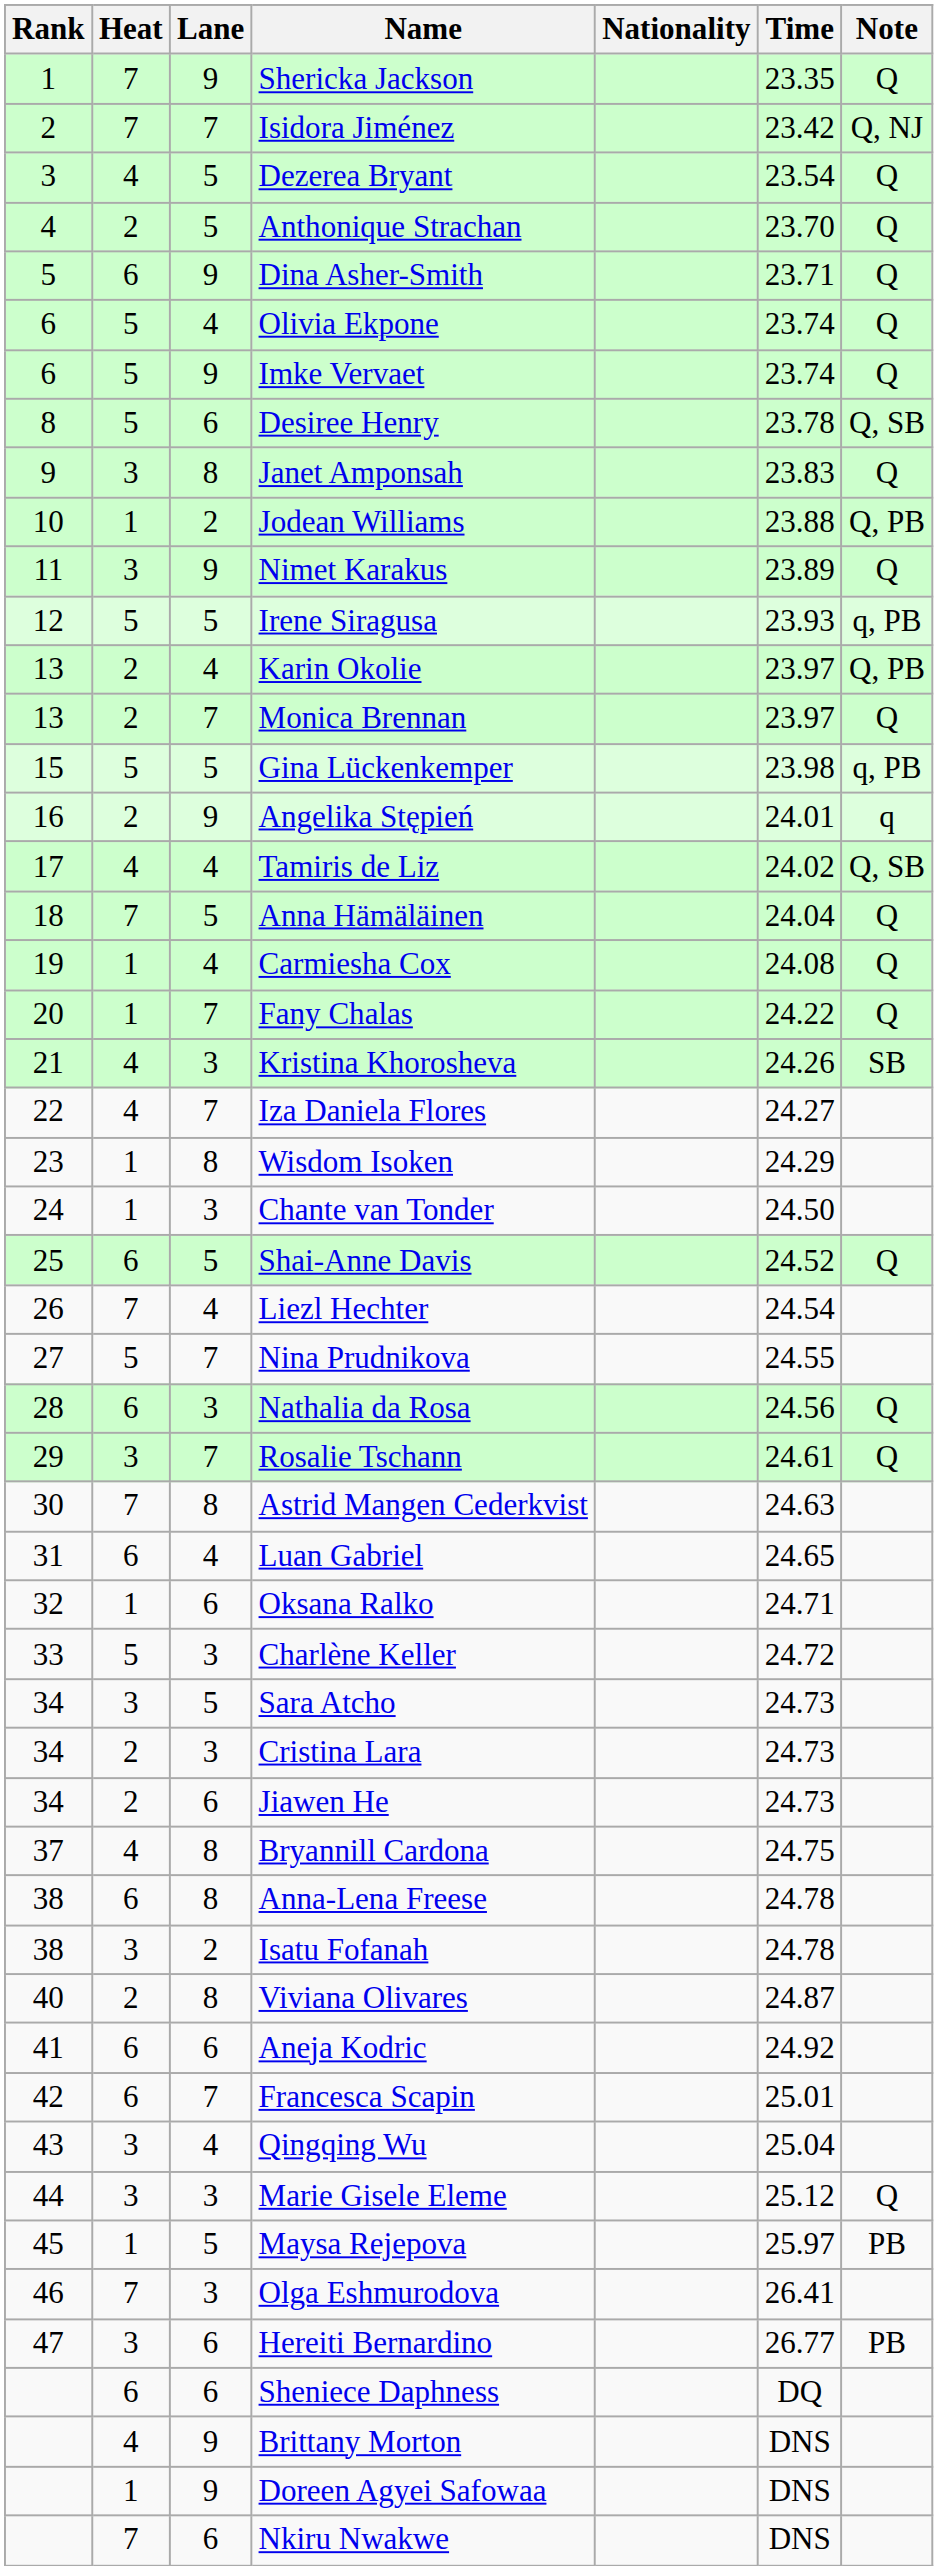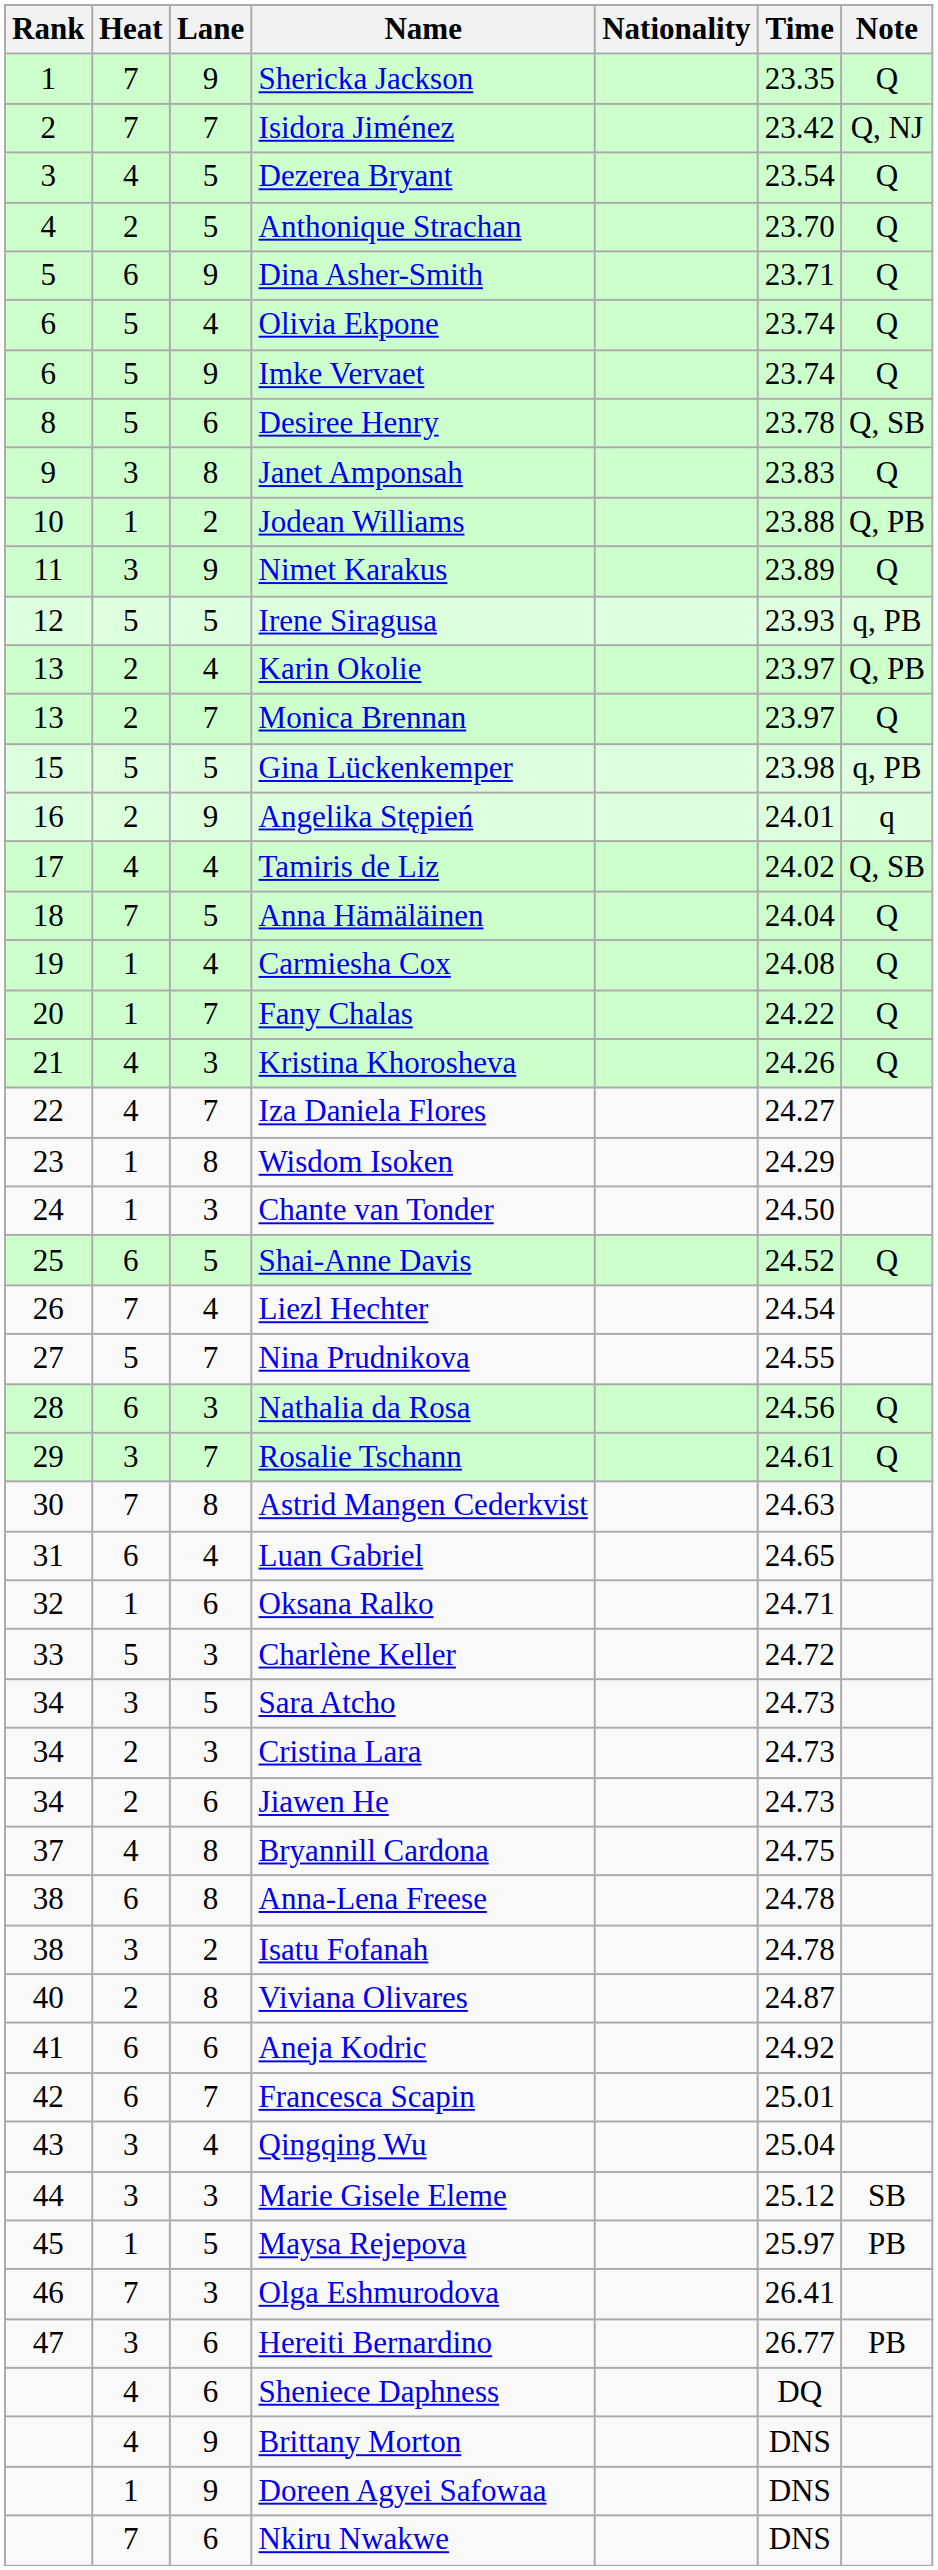(887, 1062) SB -> (887, 1062) Q
(887, 2195) Q -> (887, 2195) SB
(131, 2392) 6 -> (131, 2392) 4
